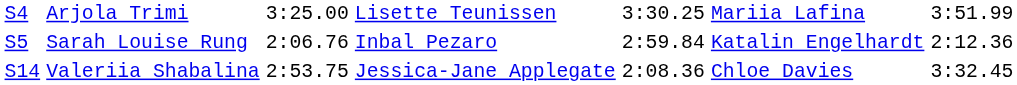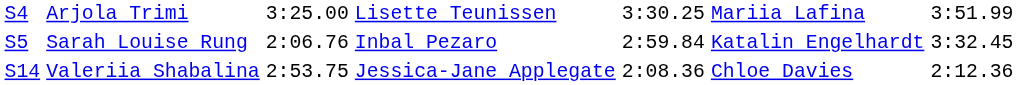(972, 43) 2:12.36 -> (972, 43) 3:32.45
(972, 72) 3:32.45 -> (972, 72) 2:12.36
